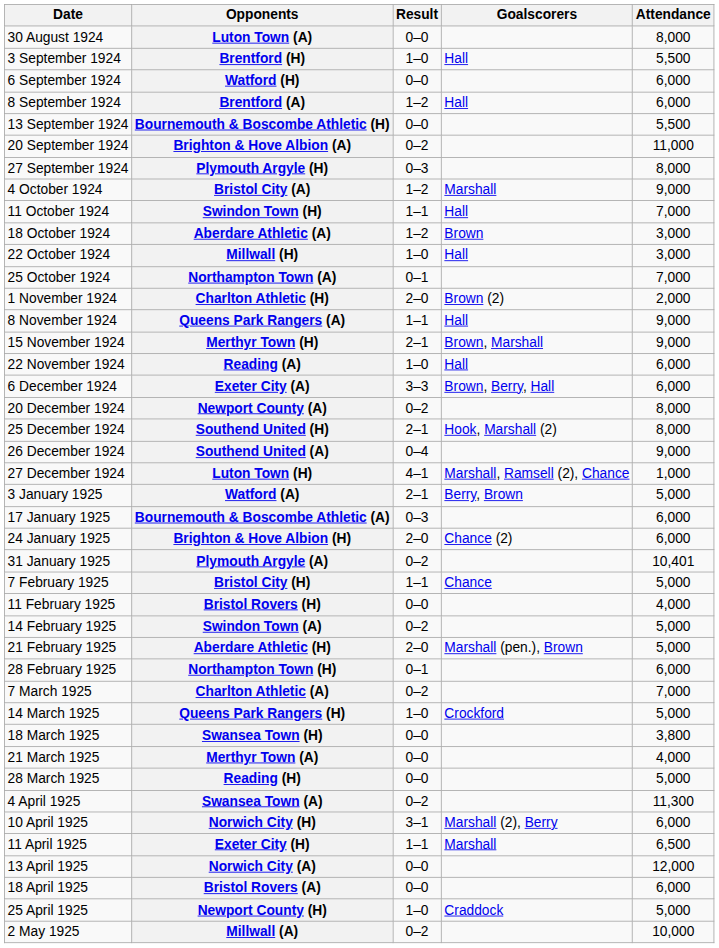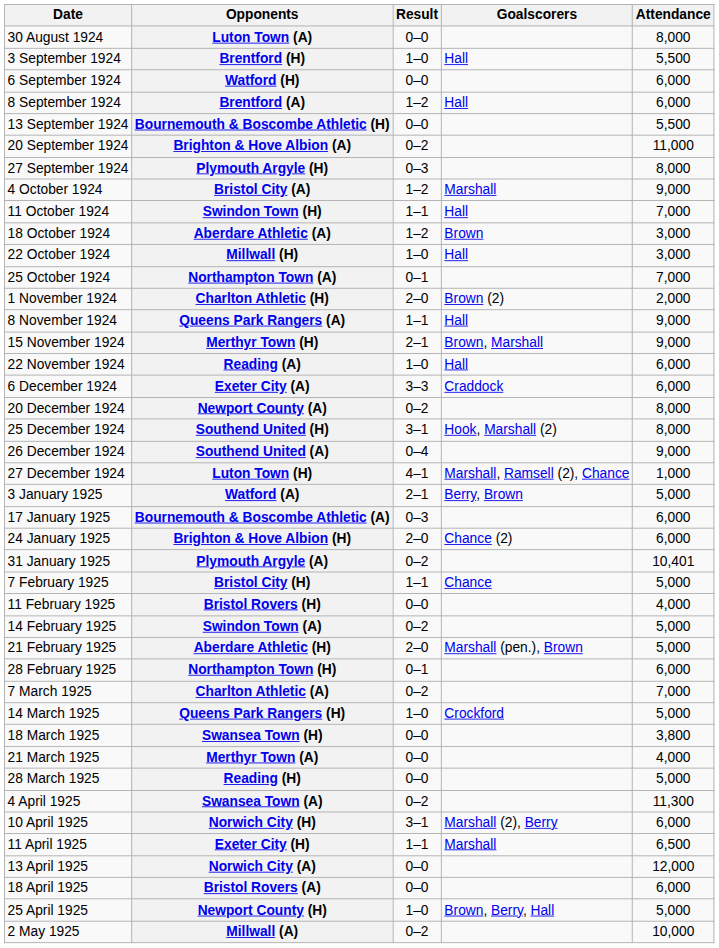(499, 386) Brown, Berry, Hall -> (474, 386) Craddock
(417, 430) 2–1 -> (417, 430) 3–1
(474, 910) Craddock -> (499, 910) Brown, Berry, Hall
